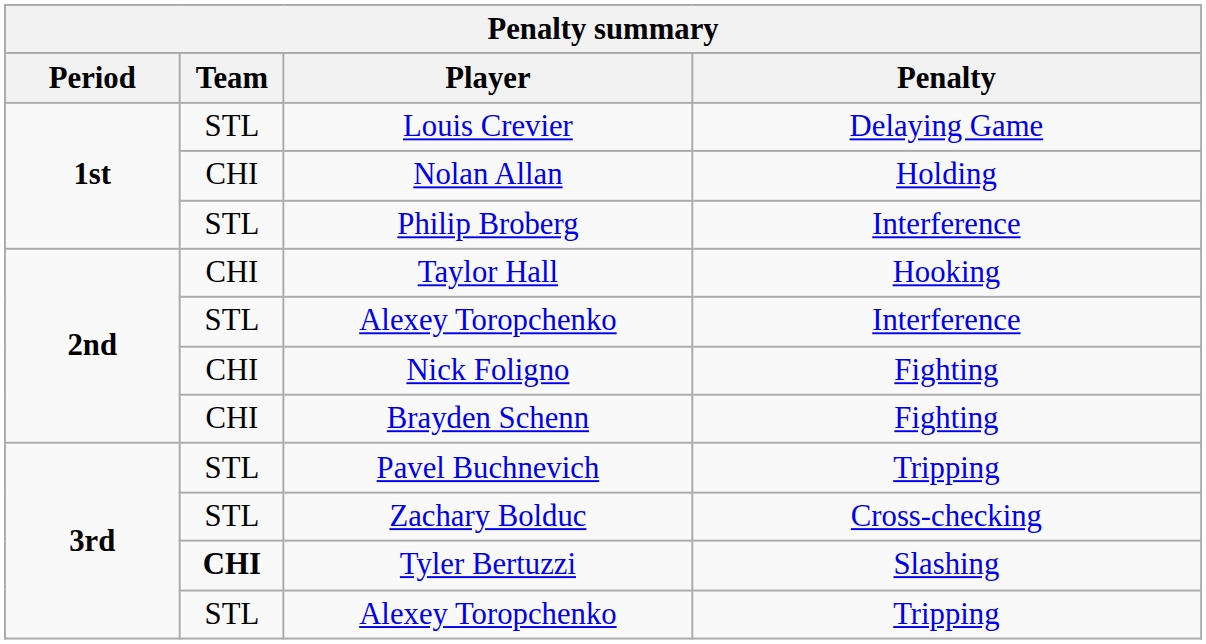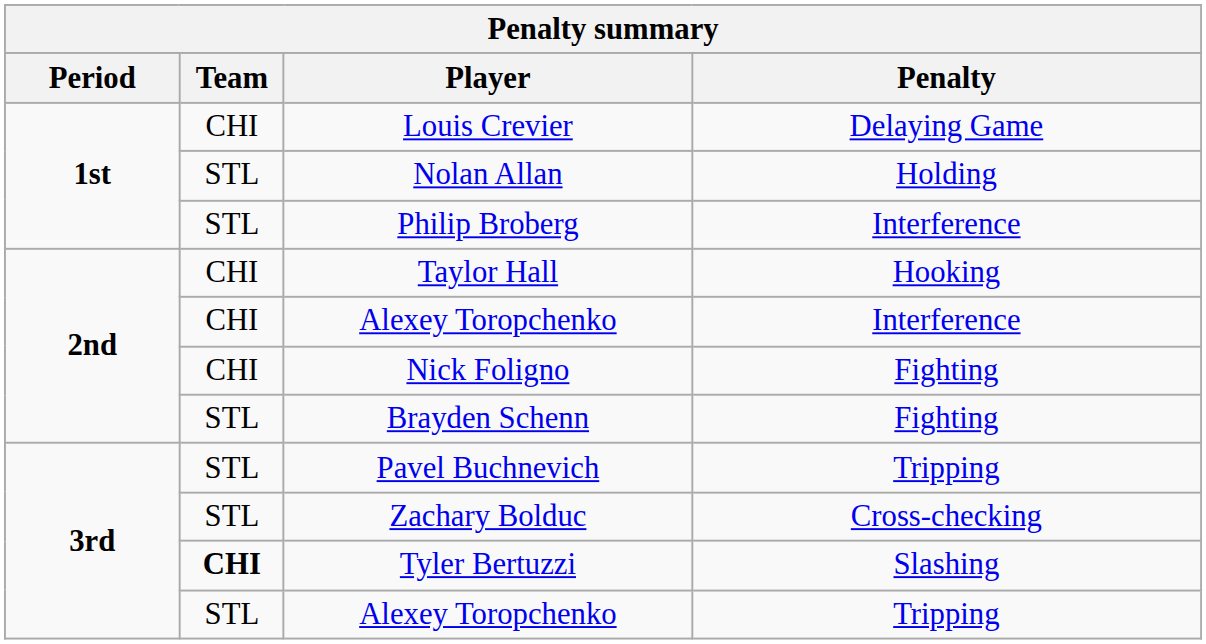(232, 126) STL -> (232, 126) CHI
(232, 175) CHI -> (232, 175) STL
(232, 321) STL -> (232, 321) CHI
(232, 418) CHI -> (232, 418) STL
